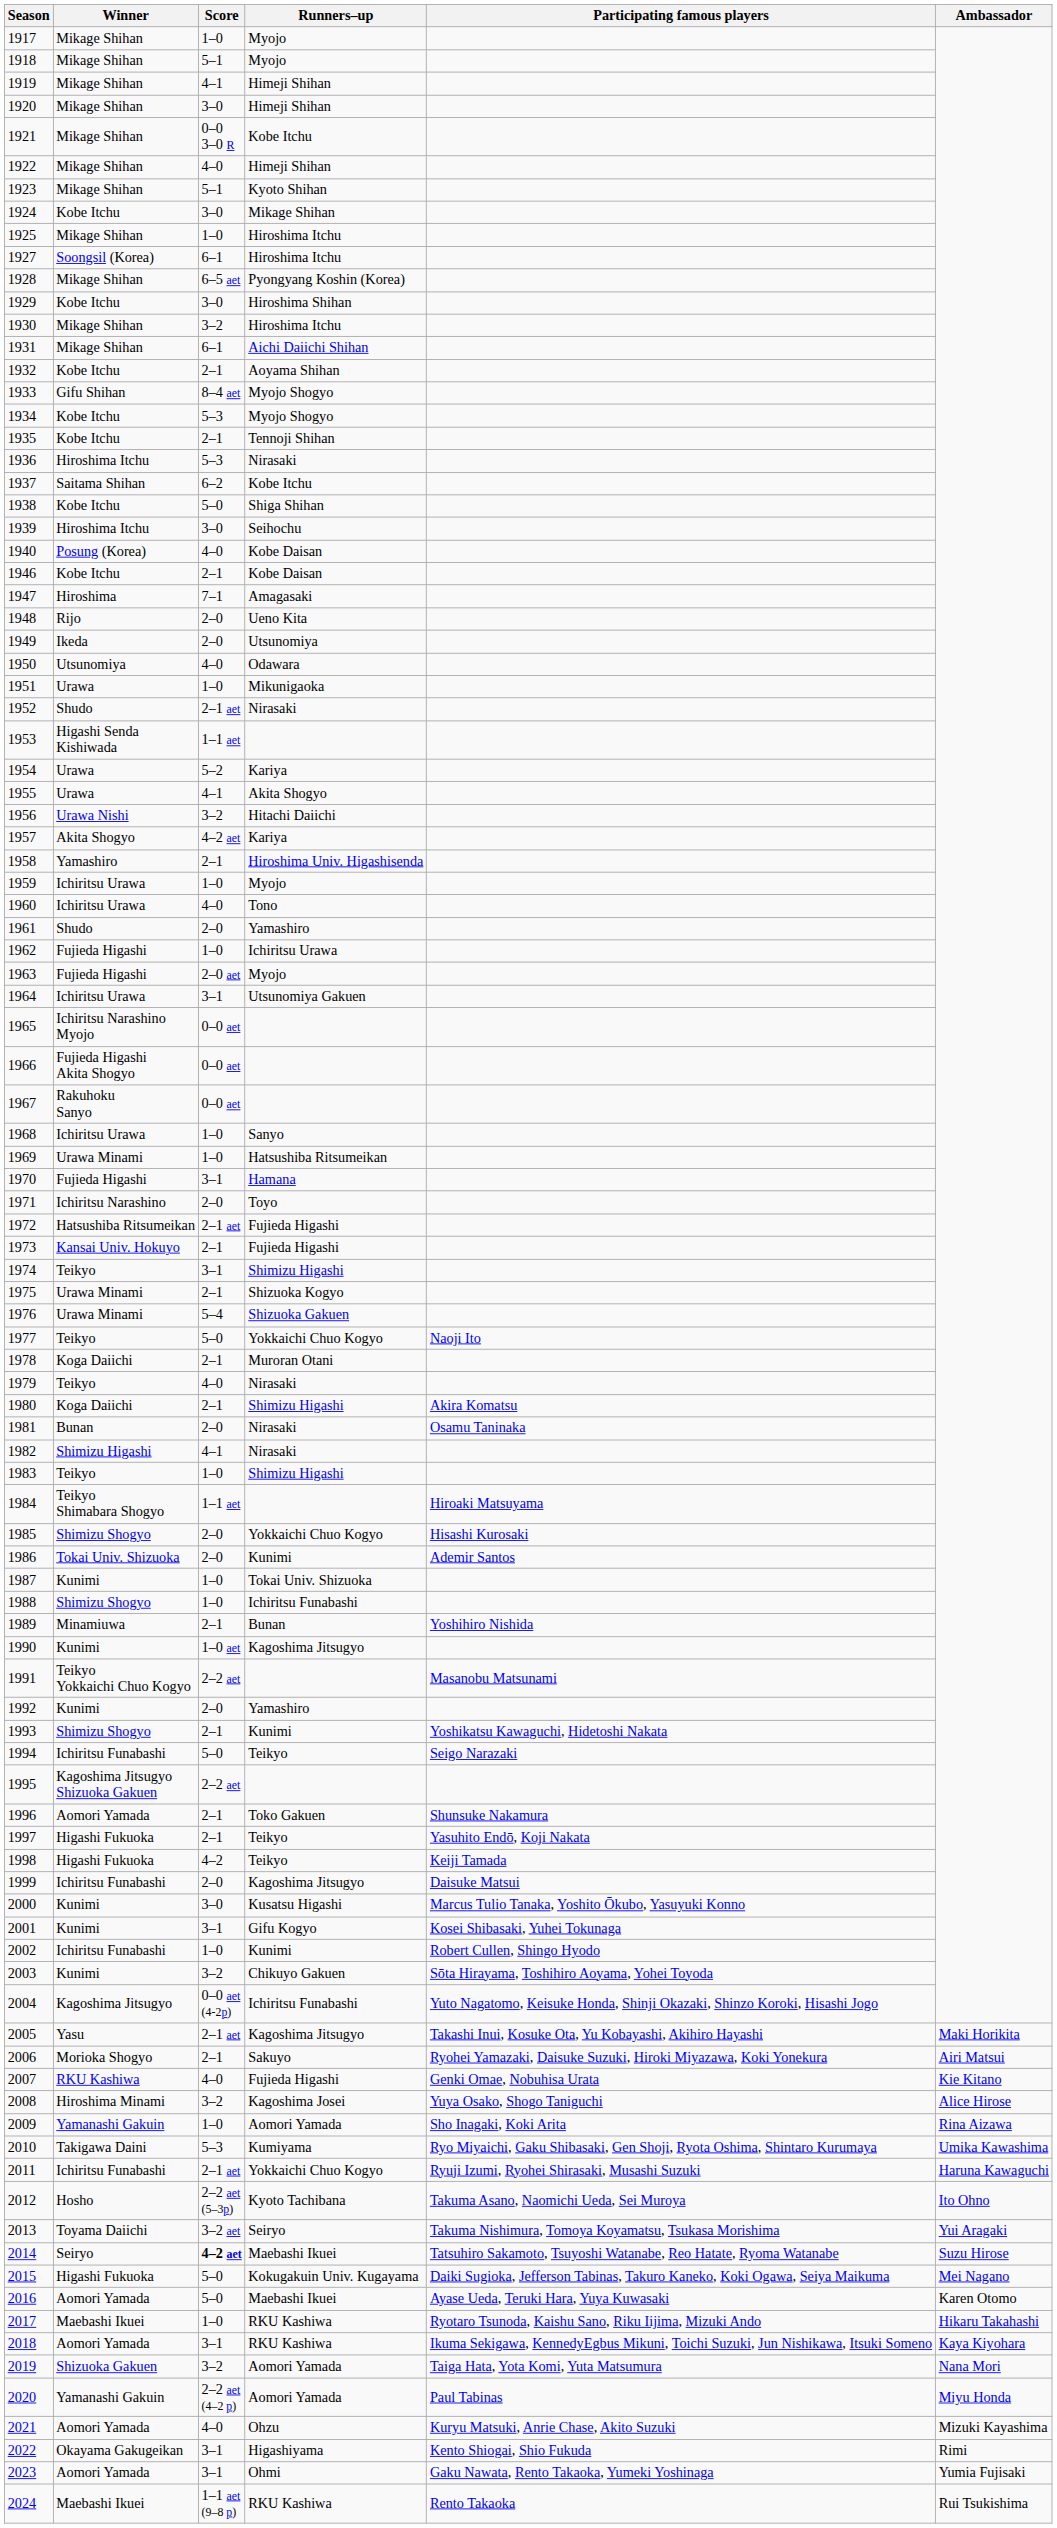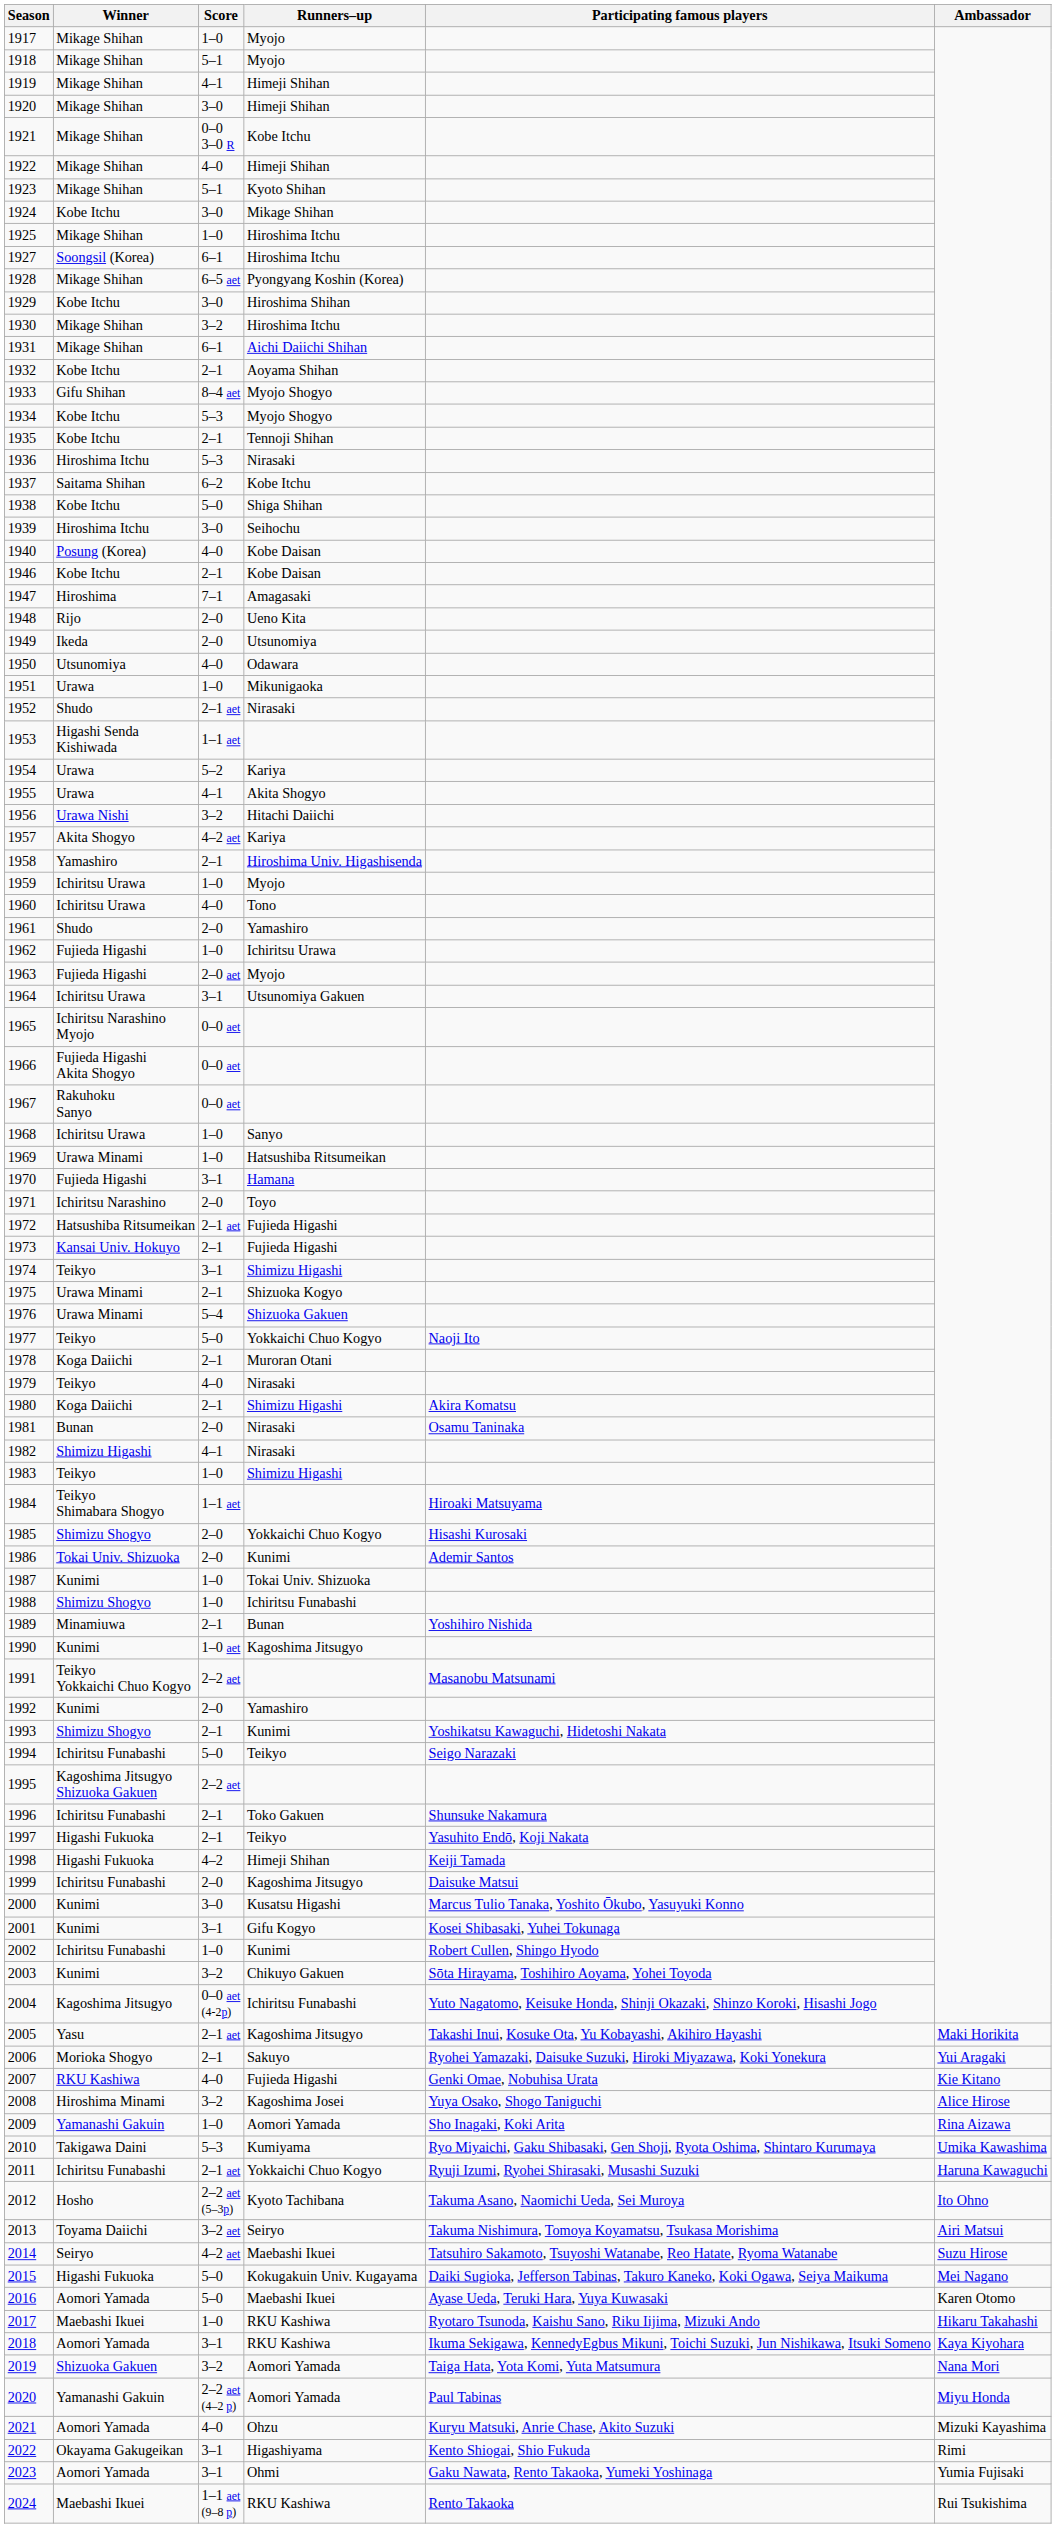(103, 1815) Aomori Yamada -> (111, 1815) Ichiritsu Funabashi
(268, 1860) Teikyo -> (288, 1860) Himeji Shihan
(972, 2057) Airi Matsui -> (972, 2057) Yui Aragaki
(973, 2231) Yui Aragaki -> (970, 2231) Airi Matsui
(222, 2253) bold -> (221, 2253) normal
